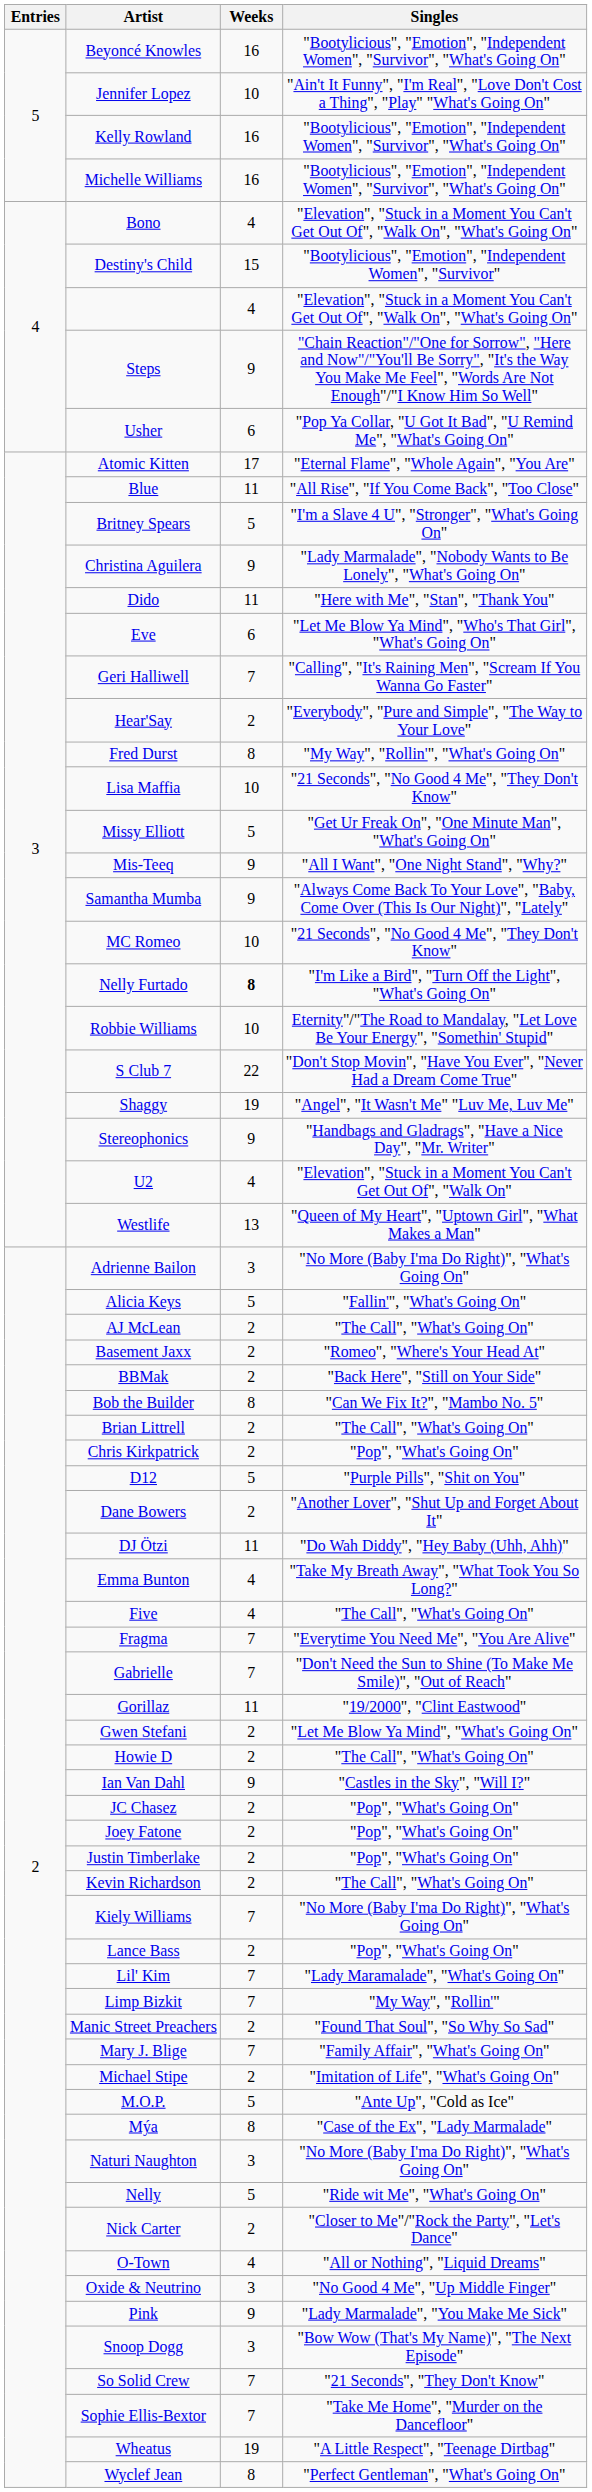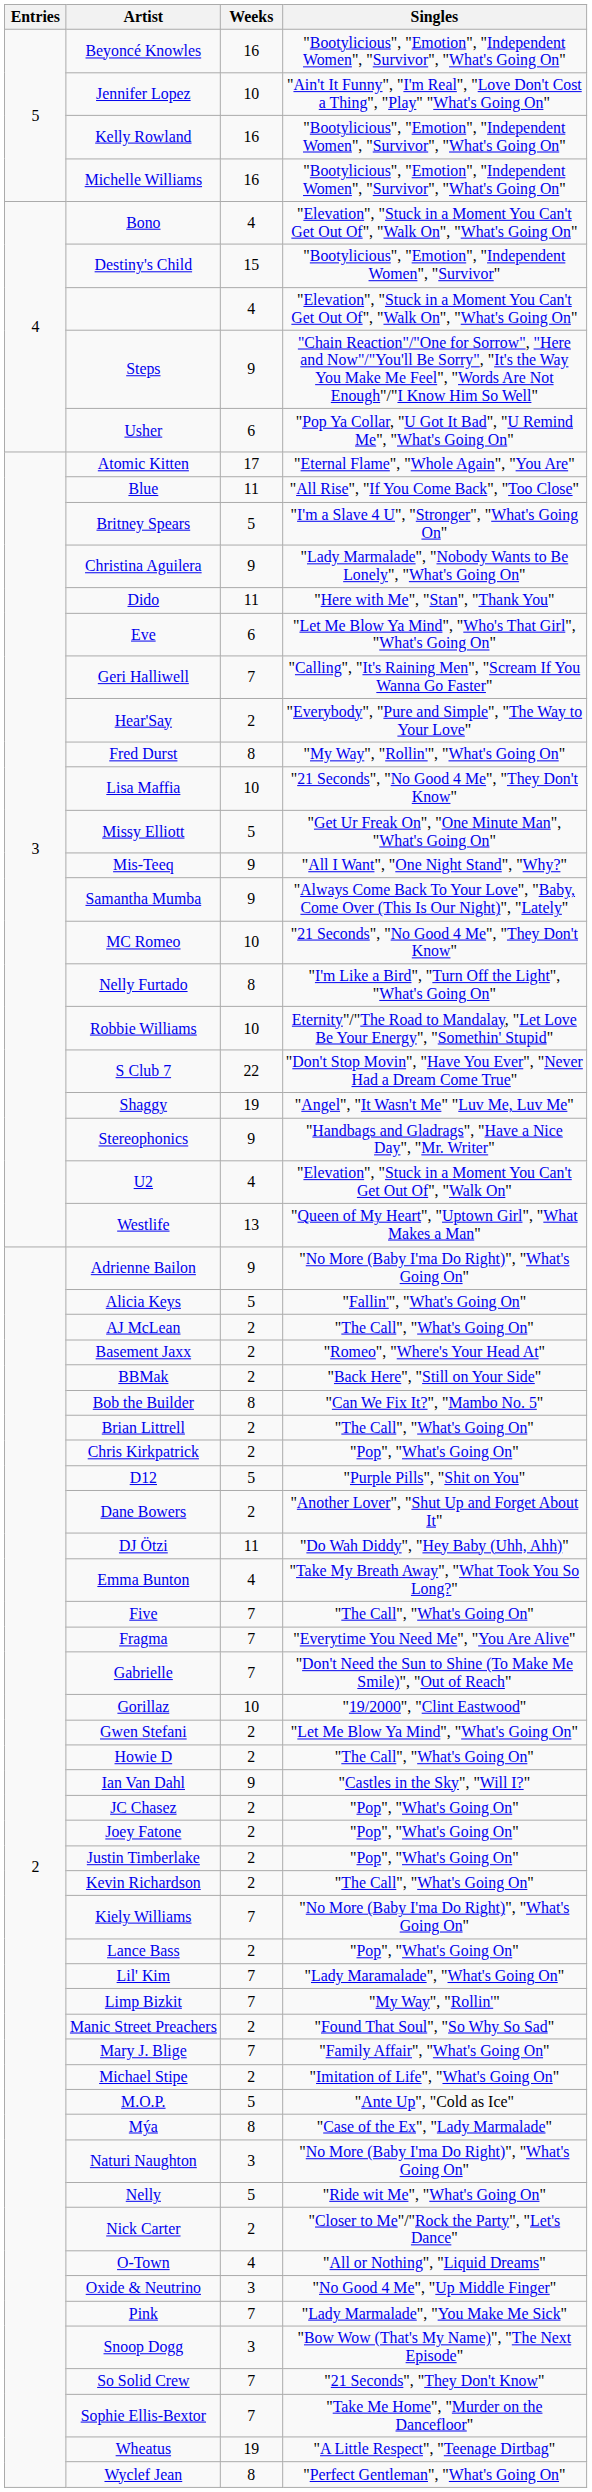(251, 985) bold -> (251, 985) normal
(251, 1268) 3 -> (251, 1268) 9
(251, 1614) 4 -> (251, 1614) 7
(251, 1707) 11 -> (251, 1707) 10
(251, 2313) 9 -> (251, 2313) 7
